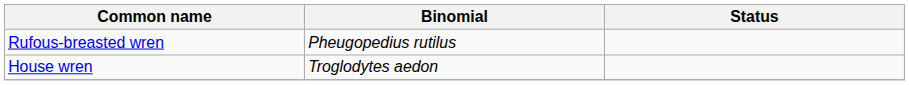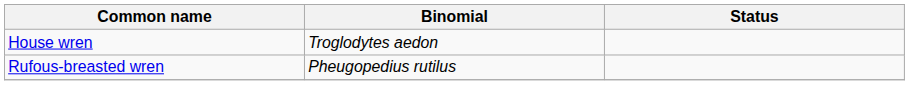rows swapped: (50, 67) <-> (86, 42)
